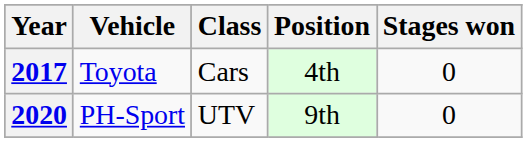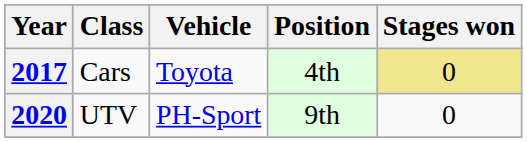columns swapped: (230, 26) <-> (132, 26)
(449, 70) no background -> (449, 70) khaki background
